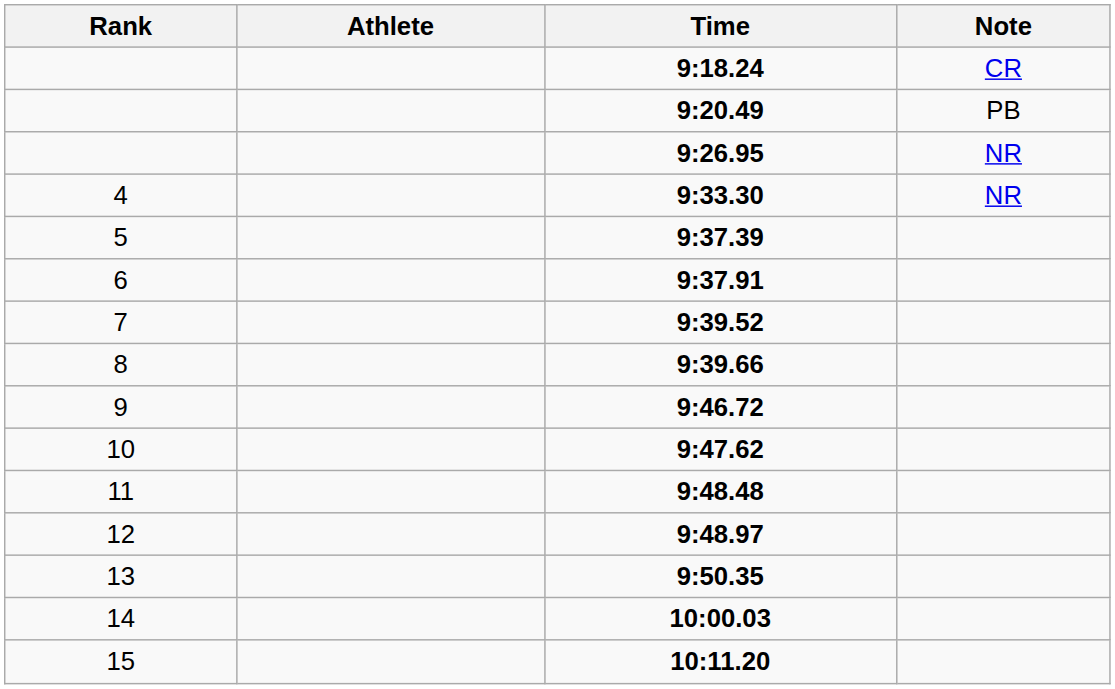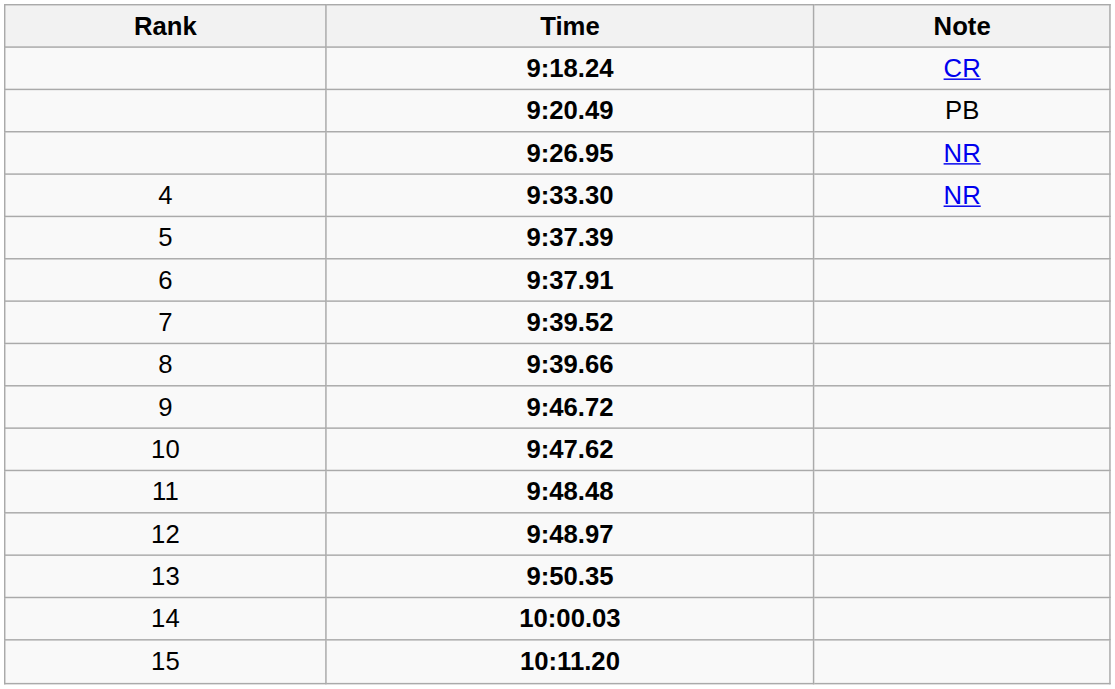- column: (390, 25)
